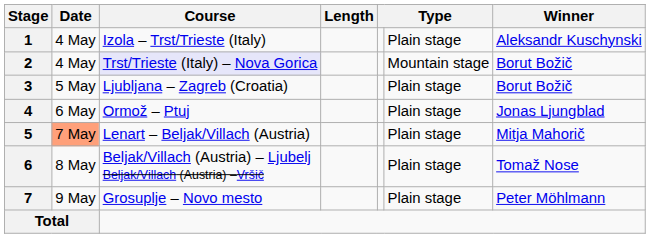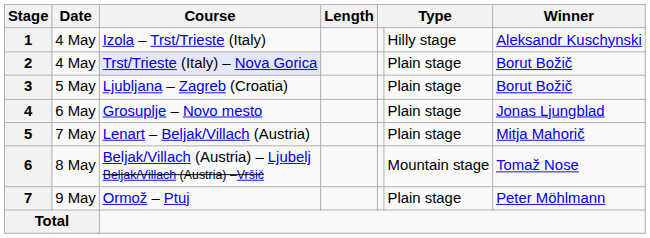(424, 39) Plain stage -> (422, 39) Hilly stage
(438, 63) Mountain stage -> (424, 63) Plain stage
(146, 110) Ormož – Ptuj -> (182, 110) Grosuplje – Novo mesto
(76, 134) lightsalmon background -> (76, 134) no background
(424, 166) Plain stage -> (438, 166) Mountain stage
(182, 198) Grosuplje – Novo mesto -> (146, 198) Ormož – Ptuj
